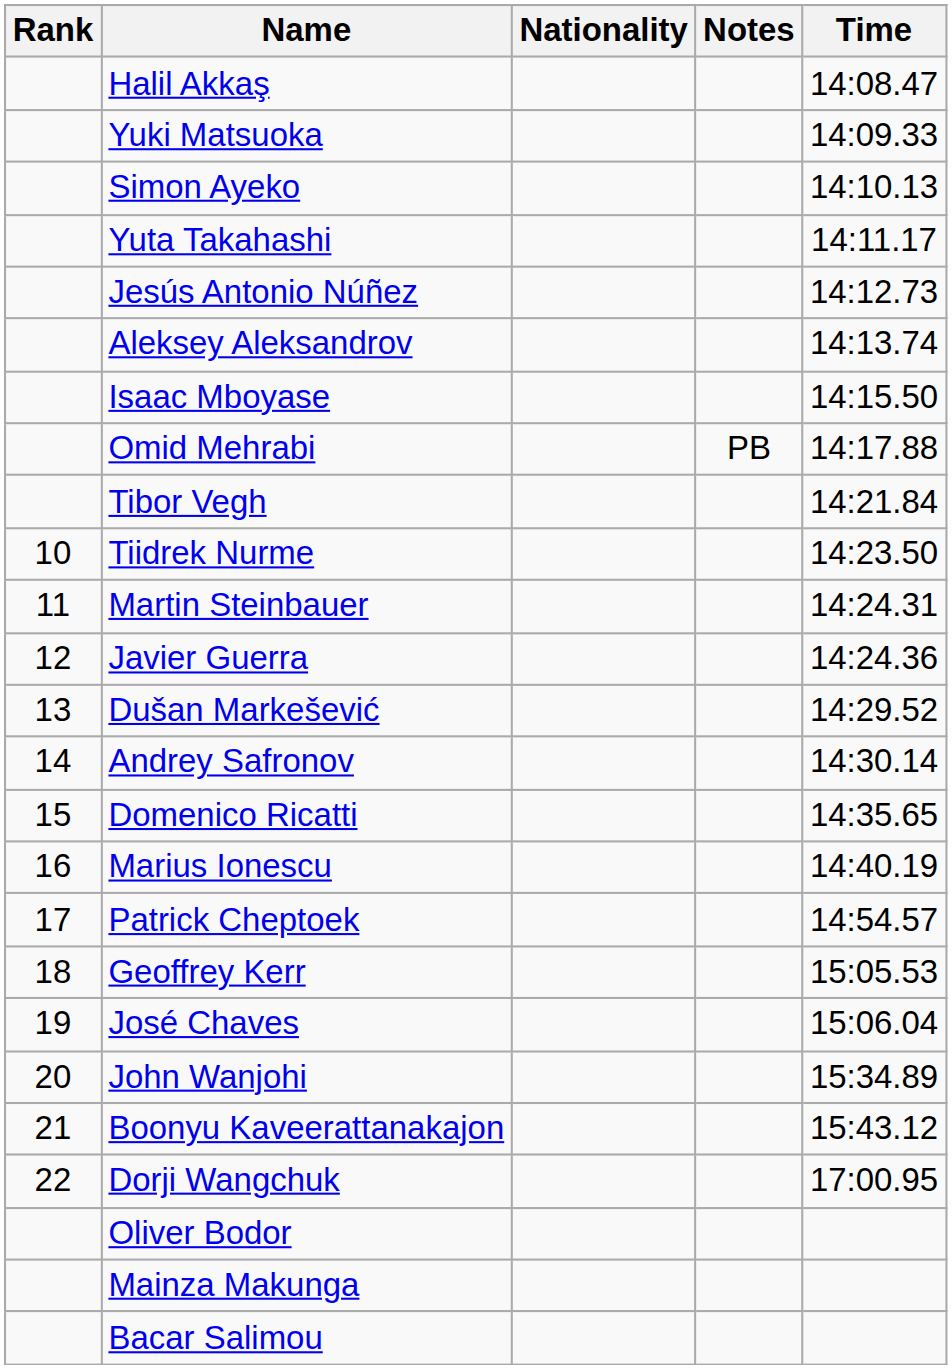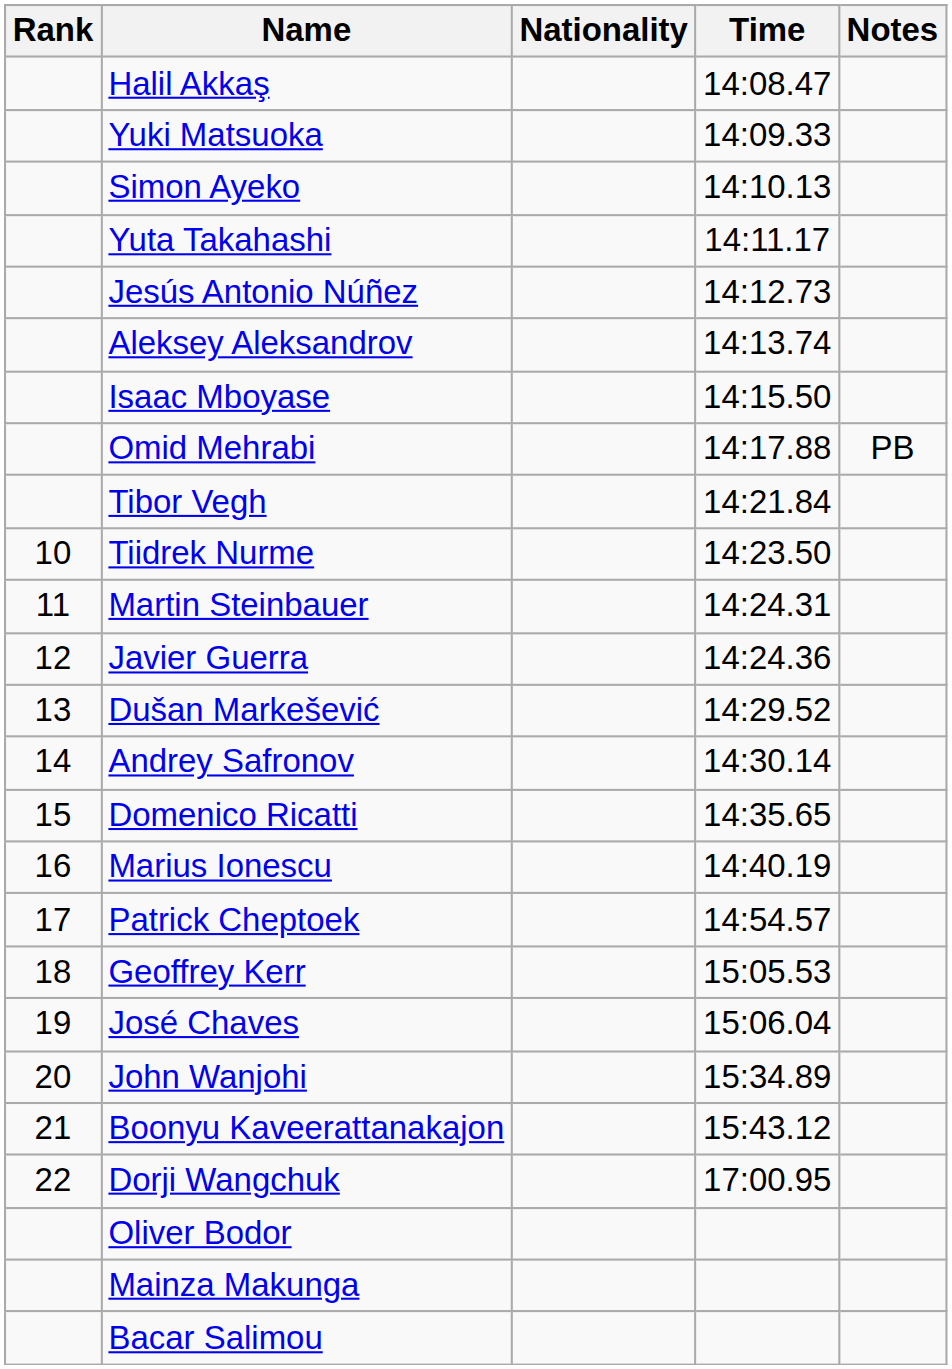columns swapped: (874, 30) <-> (749, 30)
